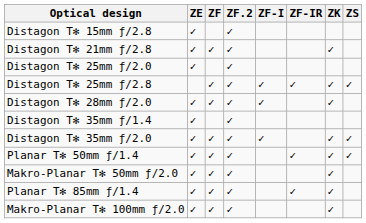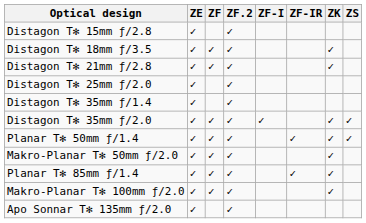+ row: (79, 49)
- row: (79, 85)
- row: (79, 102)
+ row: (89, 209)
